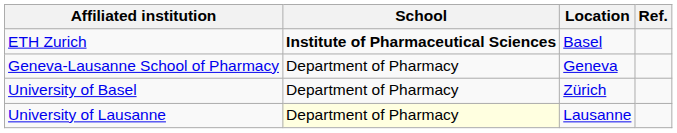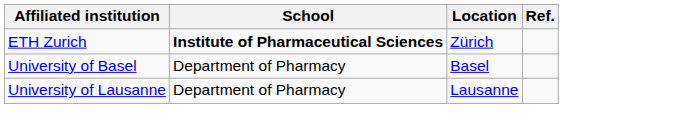(583, 41) Basel -> (472, 41) Zürich
- row: (144, 66)
(585, 90) Zürich -> (470, 66) Basel
(372, 115) lightyellow background -> (259, 90) no background
